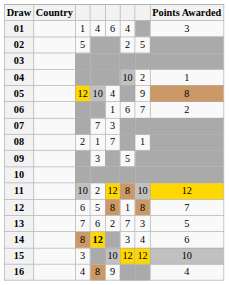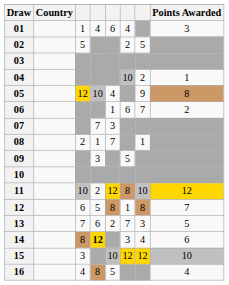(113, 272) 9 -> (113, 272) 5
